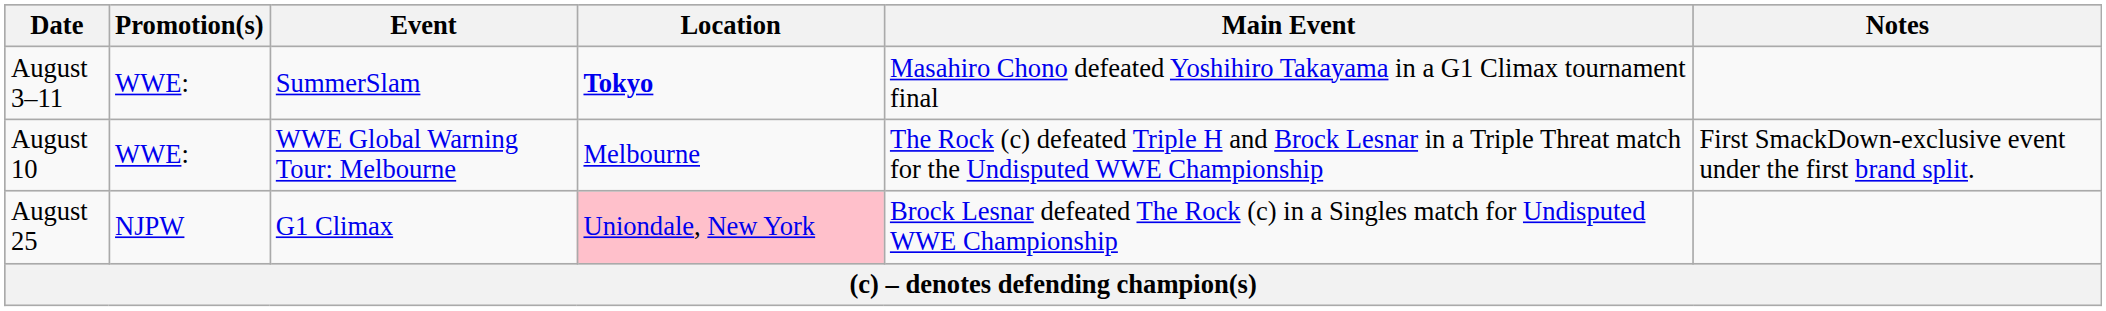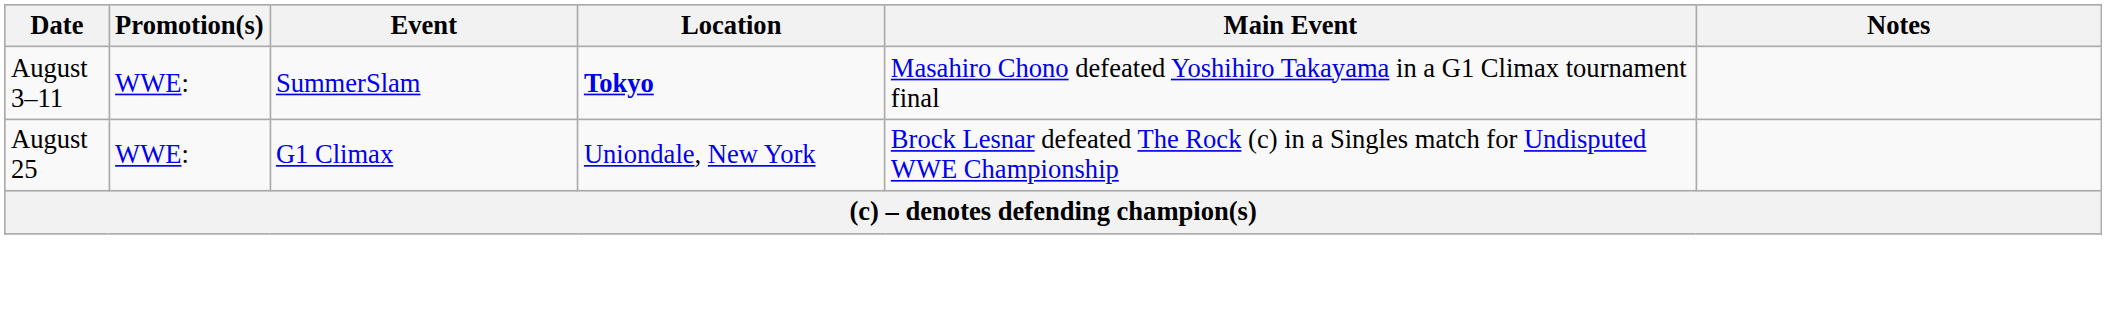- row: (49, 154)
(150, 226) NJPW -> (152, 154) WWE:
(699, 226) pink background -> (700, 154) no background
